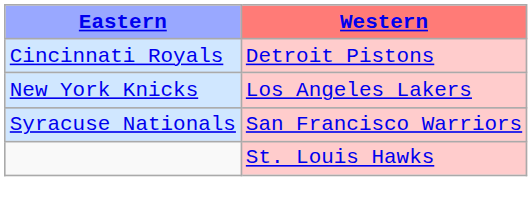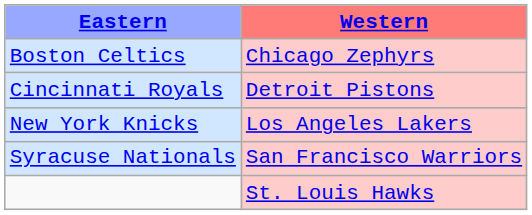+ row: (98, 56)
